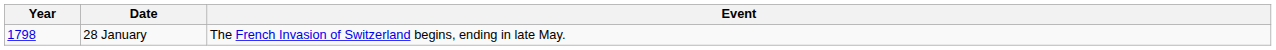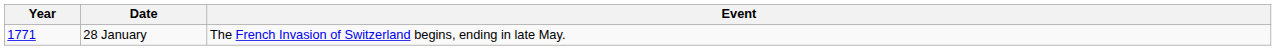(22, 34) 1798 -> (22, 34) 1771
